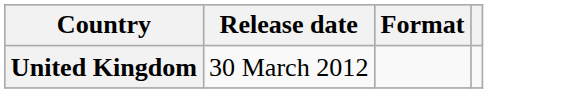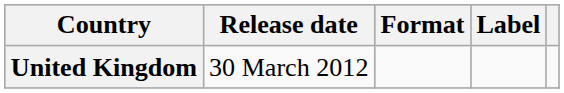+ column: (508, 25)
